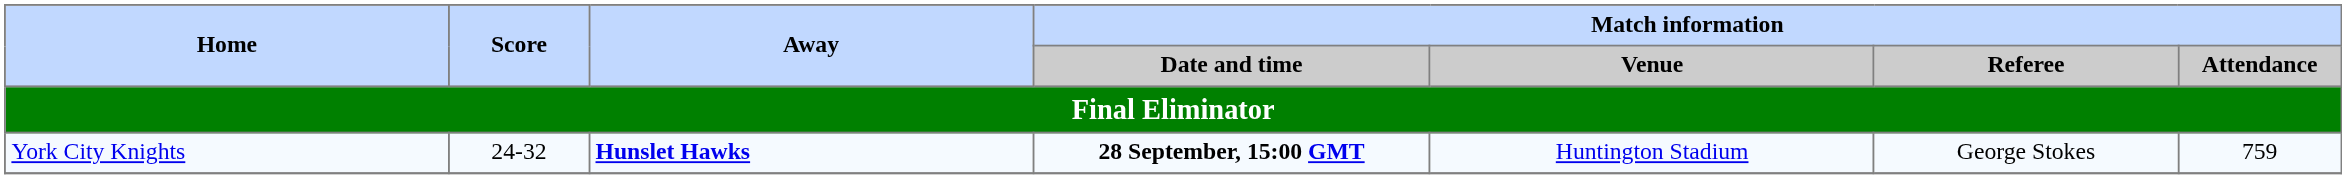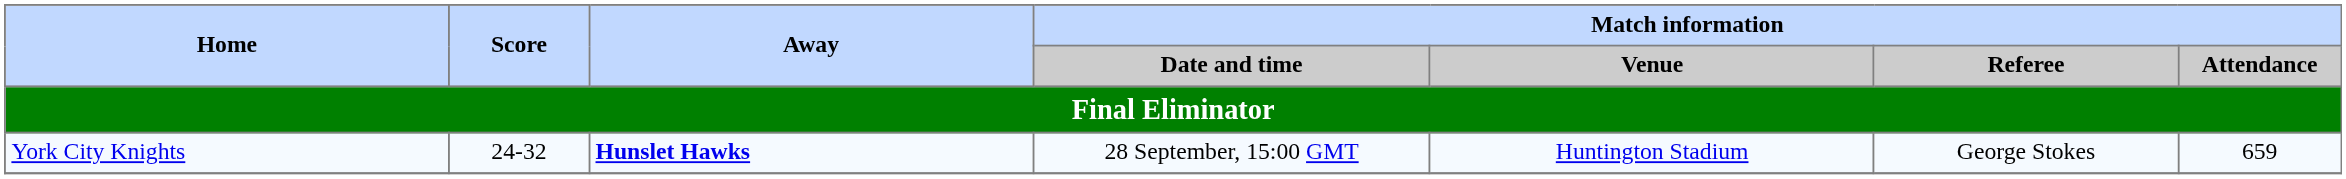(1232, 152) bold -> (1232, 152) normal
(2260, 152) 759 -> (2260, 152) 659
